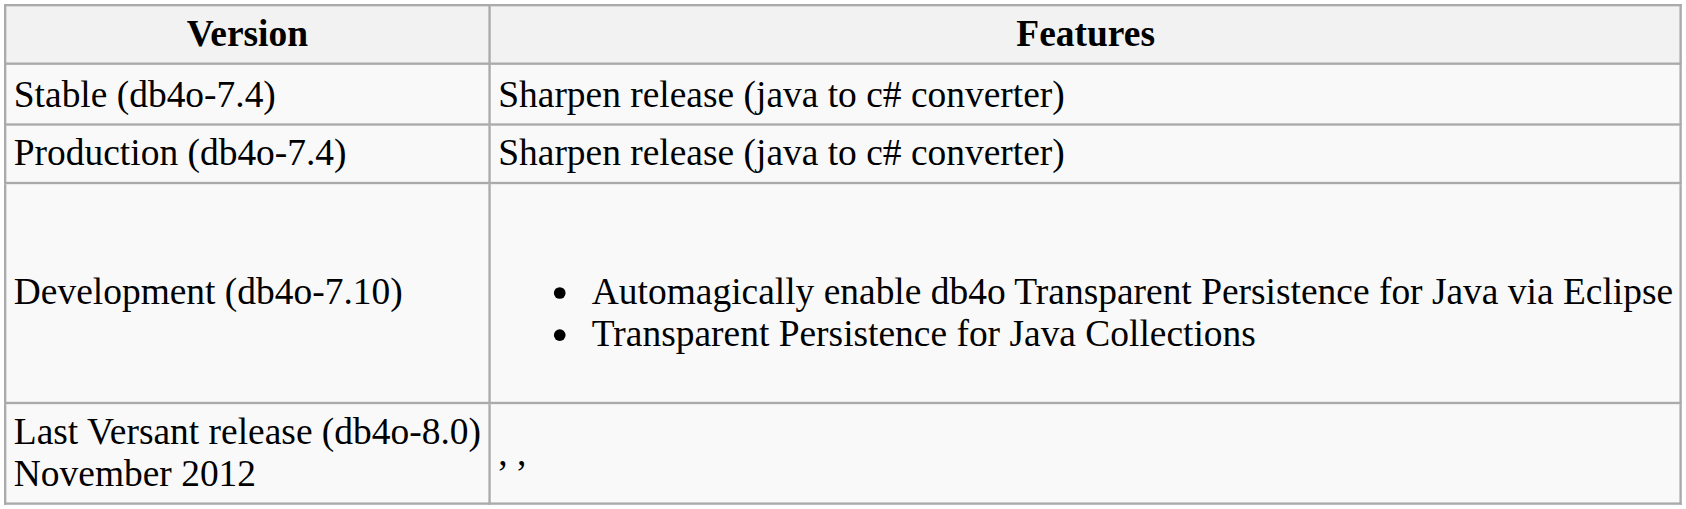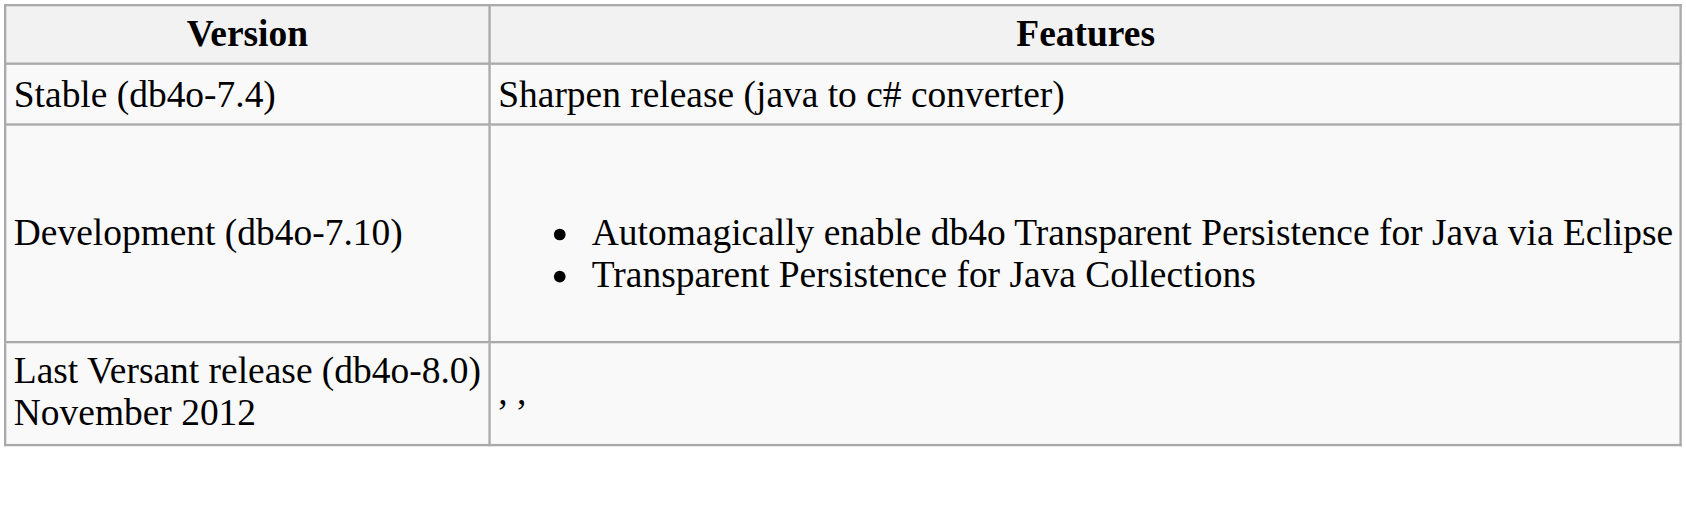- row: (180, 152)
